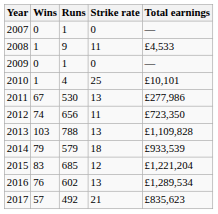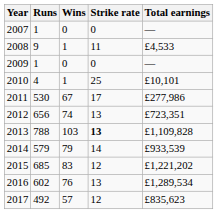columns swapped: (45, 13) <-> (74, 13)
(96, 98) 13 -> (96, 98) 17
(96, 115) 11 -> (96, 115) 13
(165, 115) £723,350 -> (165, 115) £723,351
(96, 132) normal -> (96, 132) bold
(96, 149) 18 -> (96, 149) 14
(169, 166) £1,221,204 -> (169, 166) £1,221,202
(96, 200) 21 -> (96, 200) 12
